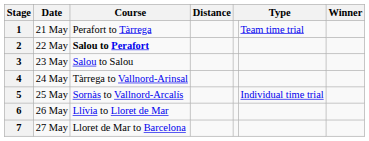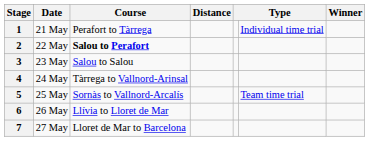(272, 29) Team time trial -> (282, 29) Individual time trial
(282, 95) Individual time trial -> (272, 95) Team time trial
